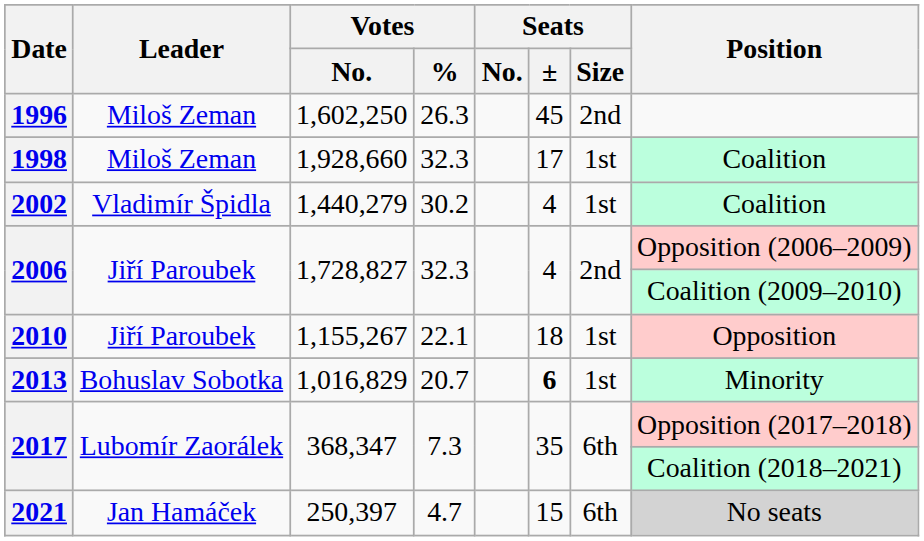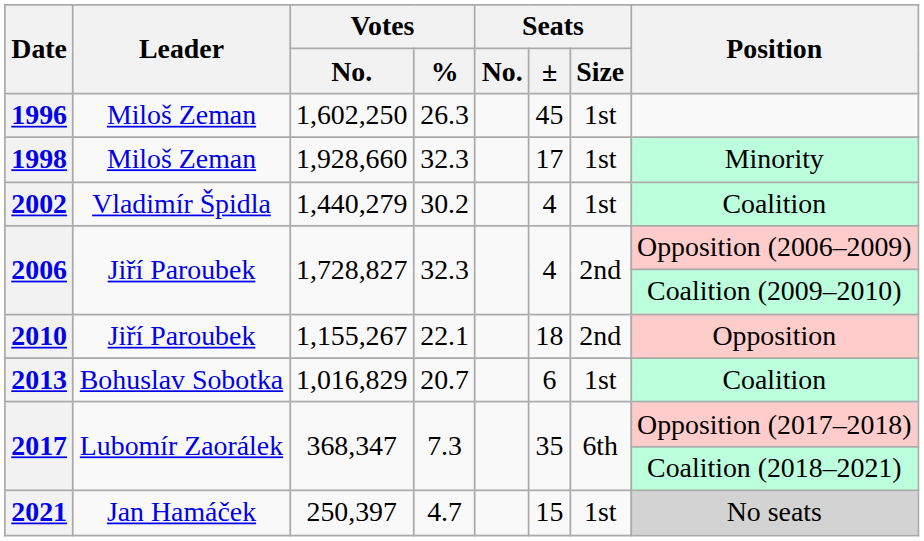(600, 114) 2nd -> (600, 114) 1st
(774, 159) Coalition -> (774, 159) Minority
(600, 335) 1st -> (600, 335) 2nd
(550, 379) bold -> (550, 379) normal
(774, 379) Minority -> (774, 379) Coalition
(600, 512) 6th -> (600, 512) 1st
